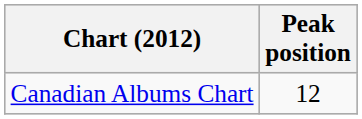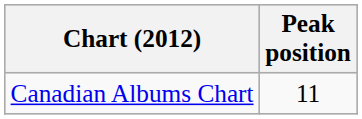(308, 93) 12 -> (308, 93) 11
